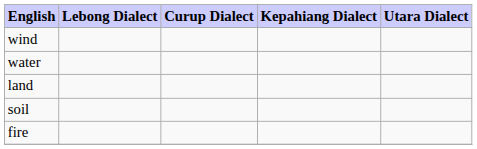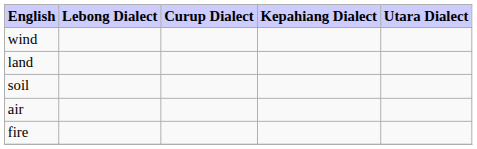- row: (24, 62)
+ row: (16, 109)
